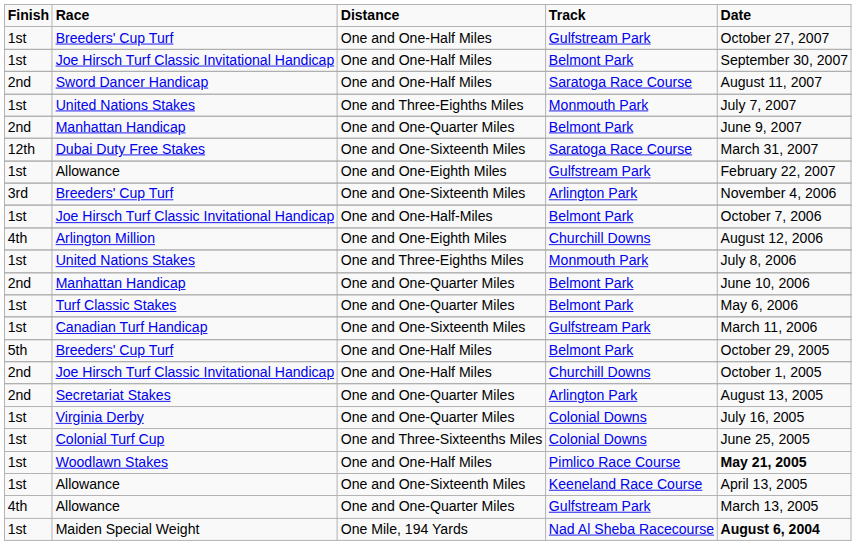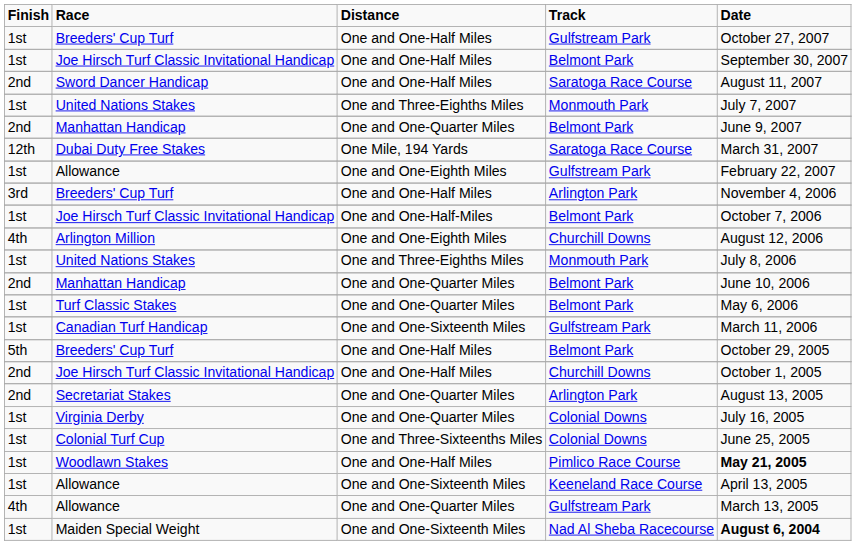(433, 149) One and One-Sixteenth Miles -> (404, 149) One Mile, 194 Yards
(433, 194) One and One-Sixteenth Miles -> (416, 194) One and One-Half Miles
(404, 529) One Mile, 194 Yards -> (433, 529) One and One-Sixteenth Miles
